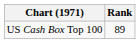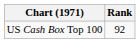(120, 30) 89 -> (120, 30) 92
